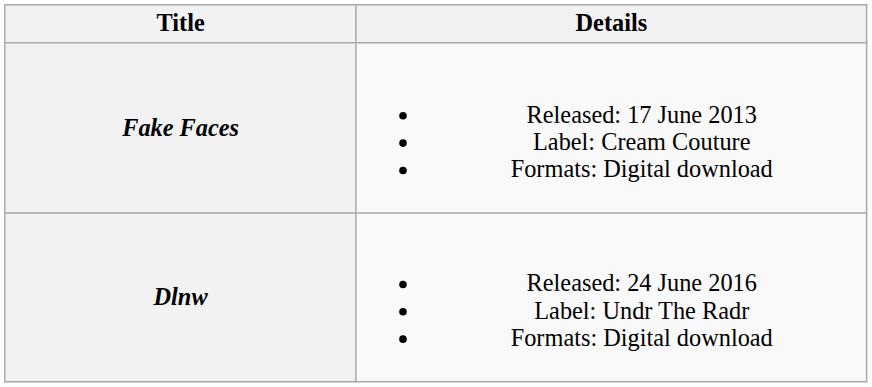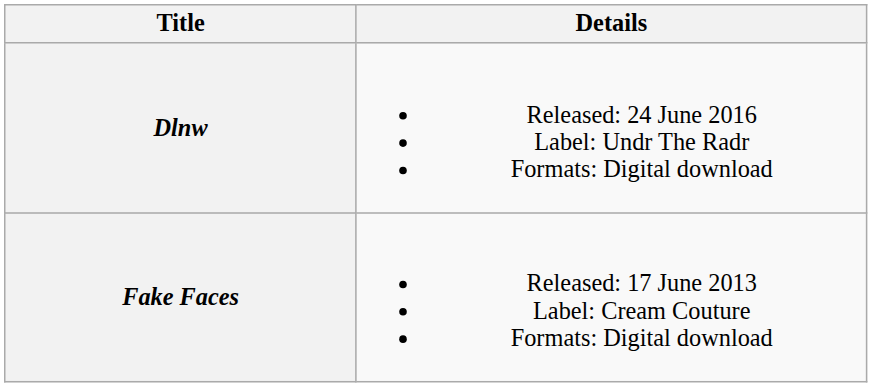rows swapped: (181, 127) <-> (181, 297)
